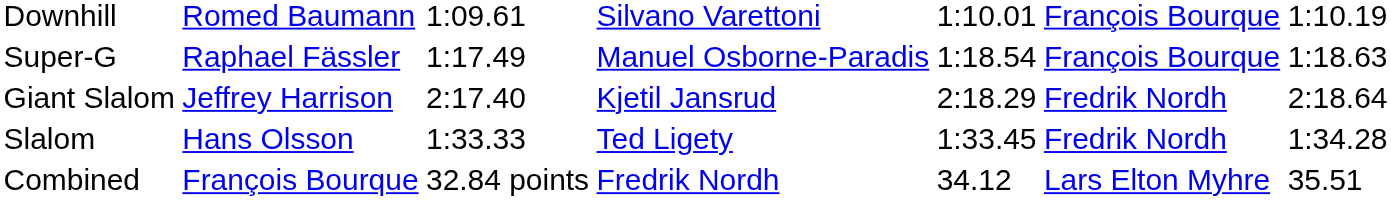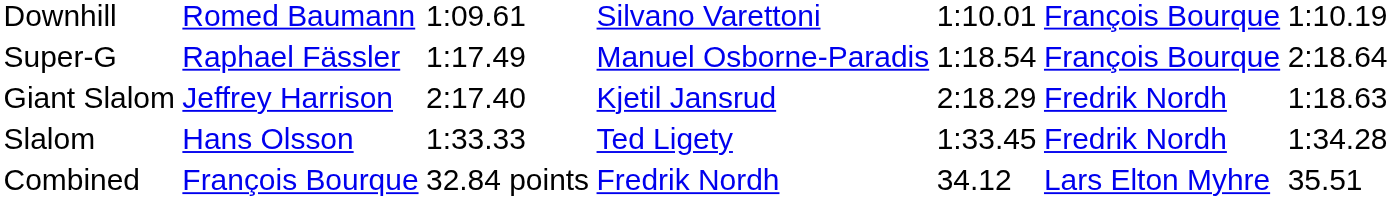(1338, 57) 1:18.63 -> (1338, 57) 2:18.64
(1338, 98) 2:18.64 -> (1338, 98) 1:18.63
